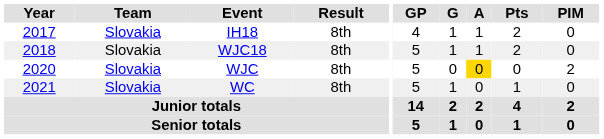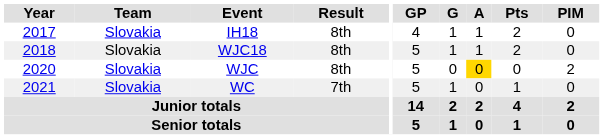(341, 87) 8th -> (341, 87) 7th
